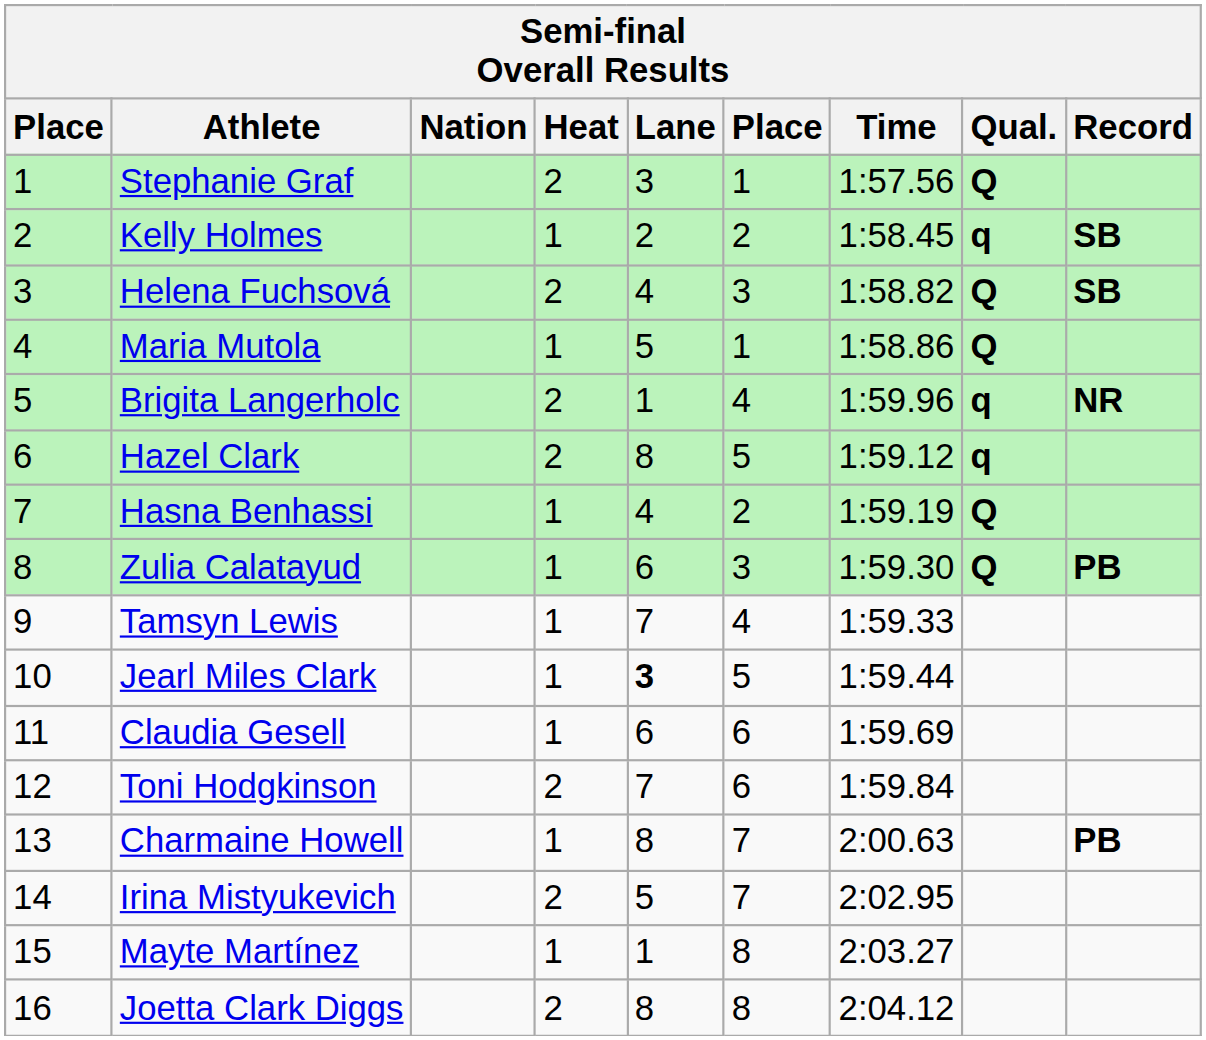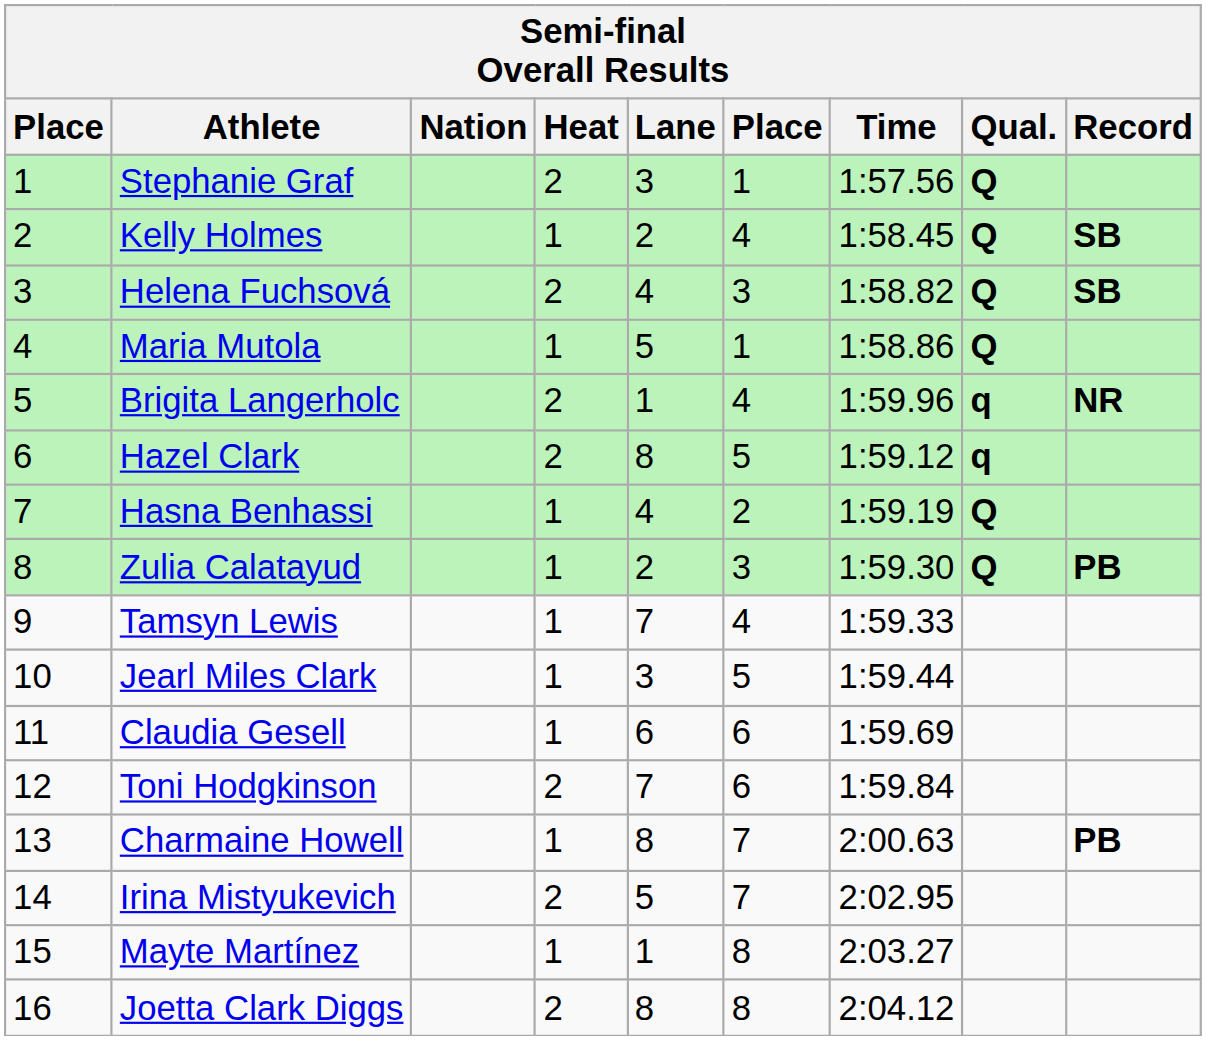(741, 236) 2 -> (741, 236) 4
(981, 236) q -> (984, 236) Q
(644, 566) 6 -> (644, 566) 2
(644, 676) bold -> (644, 676) normal
